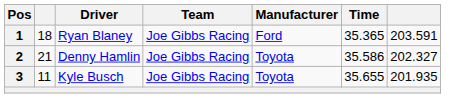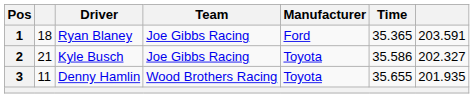(99, 56) Denny Hamlin -> (91, 56) Kyle Busch
(91, 77) Kyle Busch -> (99, 77) Denny Hamlin
(198, 77) Joe Gibbs Racing -> (212, 77) Wood Brothers Racing
